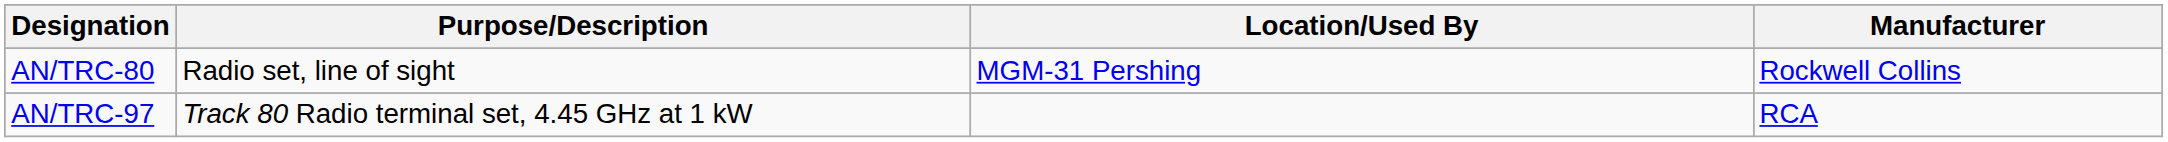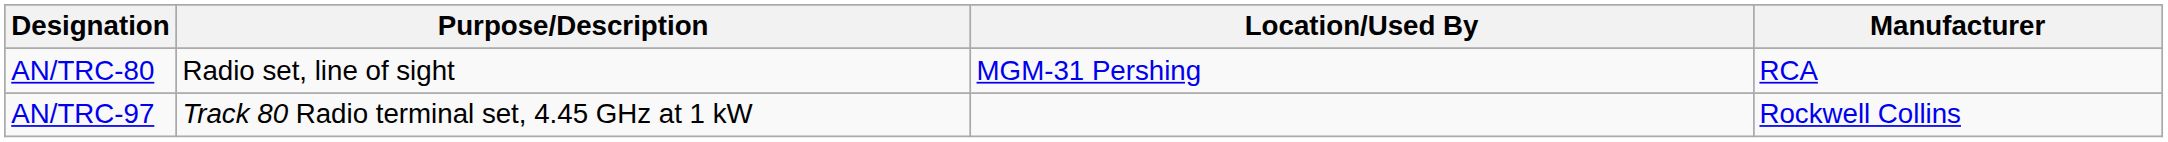(1860, 70) Rockwell Collins -> (1789, 70) RCA
(1789, 114) RCA -> (1860, 114) Rockwell Collins
